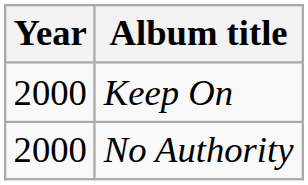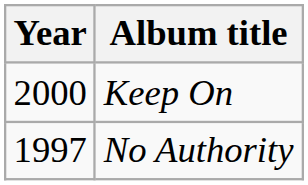(50, 149) 2000 -> (50, 149) 1997
